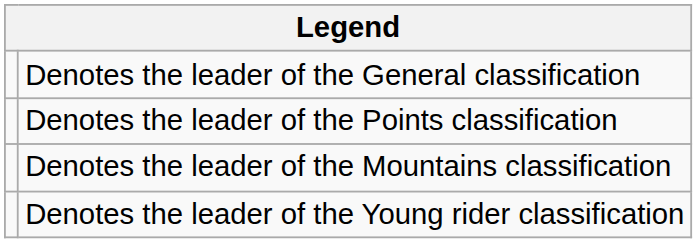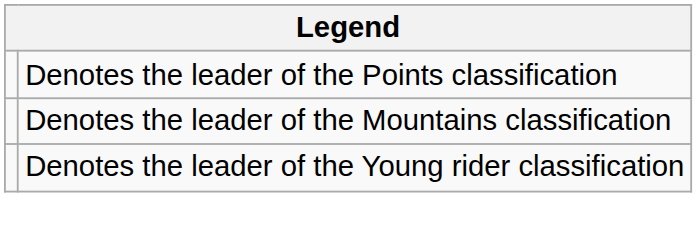- row: (333, 74)
